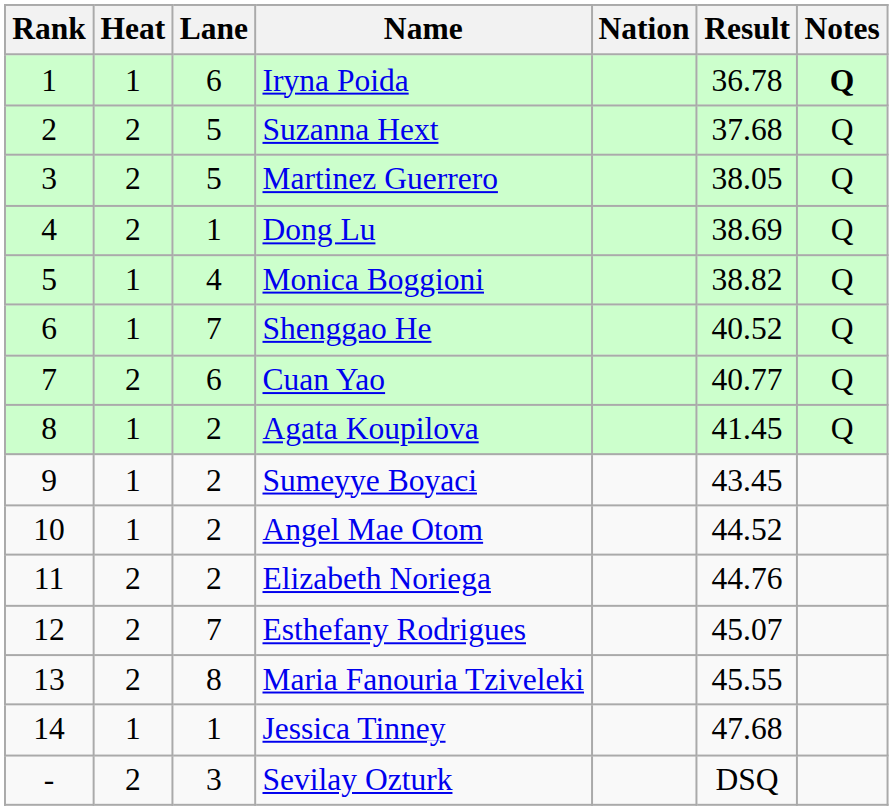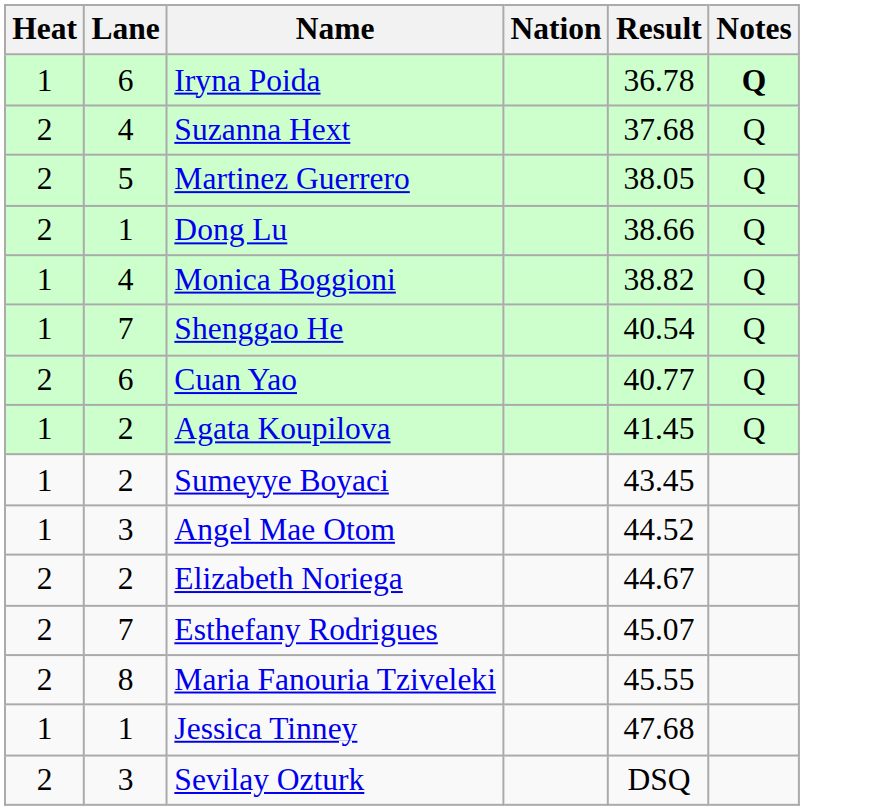- column: (49, 29)
(214, 129) 5 -> (126, 129) 4
(747, 229) 38.69 -> (659, 229) 38.66
(747, 329) 40.52 -> (659, 329) 40.54
(214, 529) 2 -> (126, 529) 3
(747, 579) 44.76 -> (659, 579) 44.67
